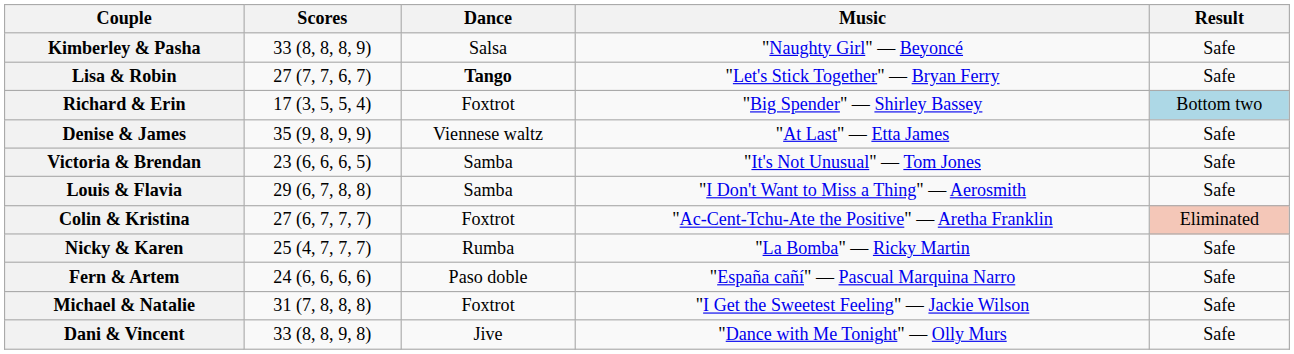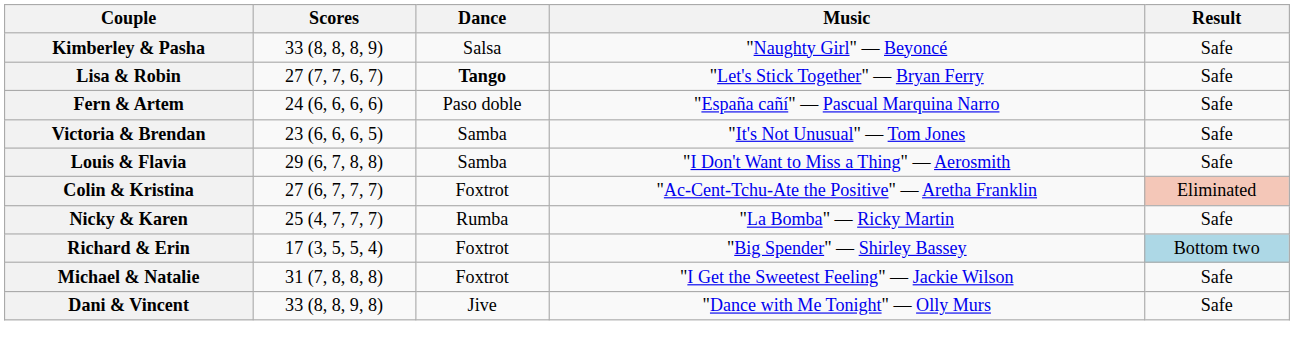rows swapped: (124, 104) <-> (124, 276)
- row: (124, 133)
